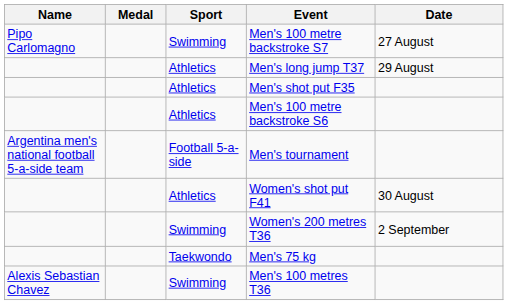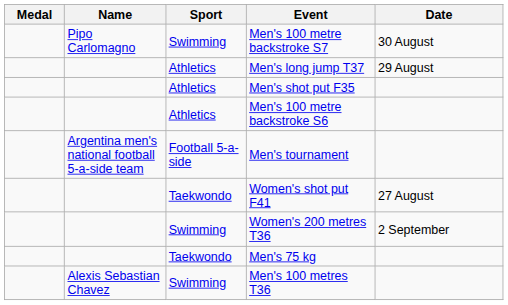columns swapped: (136, 14) <-> (55, 14)
(406, 41) 27 August -> (406, 41) 30 August
(192, 196) Athletics -> (200, 196) Taekwondo
(406, 196) 30 August -> (406, 196) 27 August
